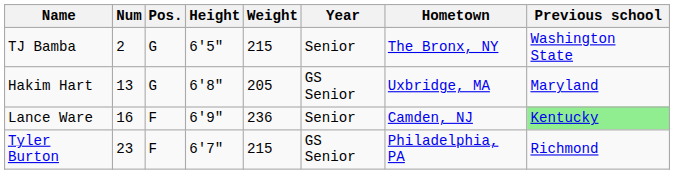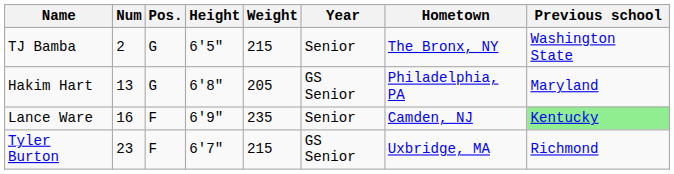(439, 87) Uxbridge, MA -> (443, 87) Philadelphia, PA
(260, 118) 236 -> (260, 118) 235
(443, 149) Philadelphia, PA -> (439, 149) Uxbridge, MA
